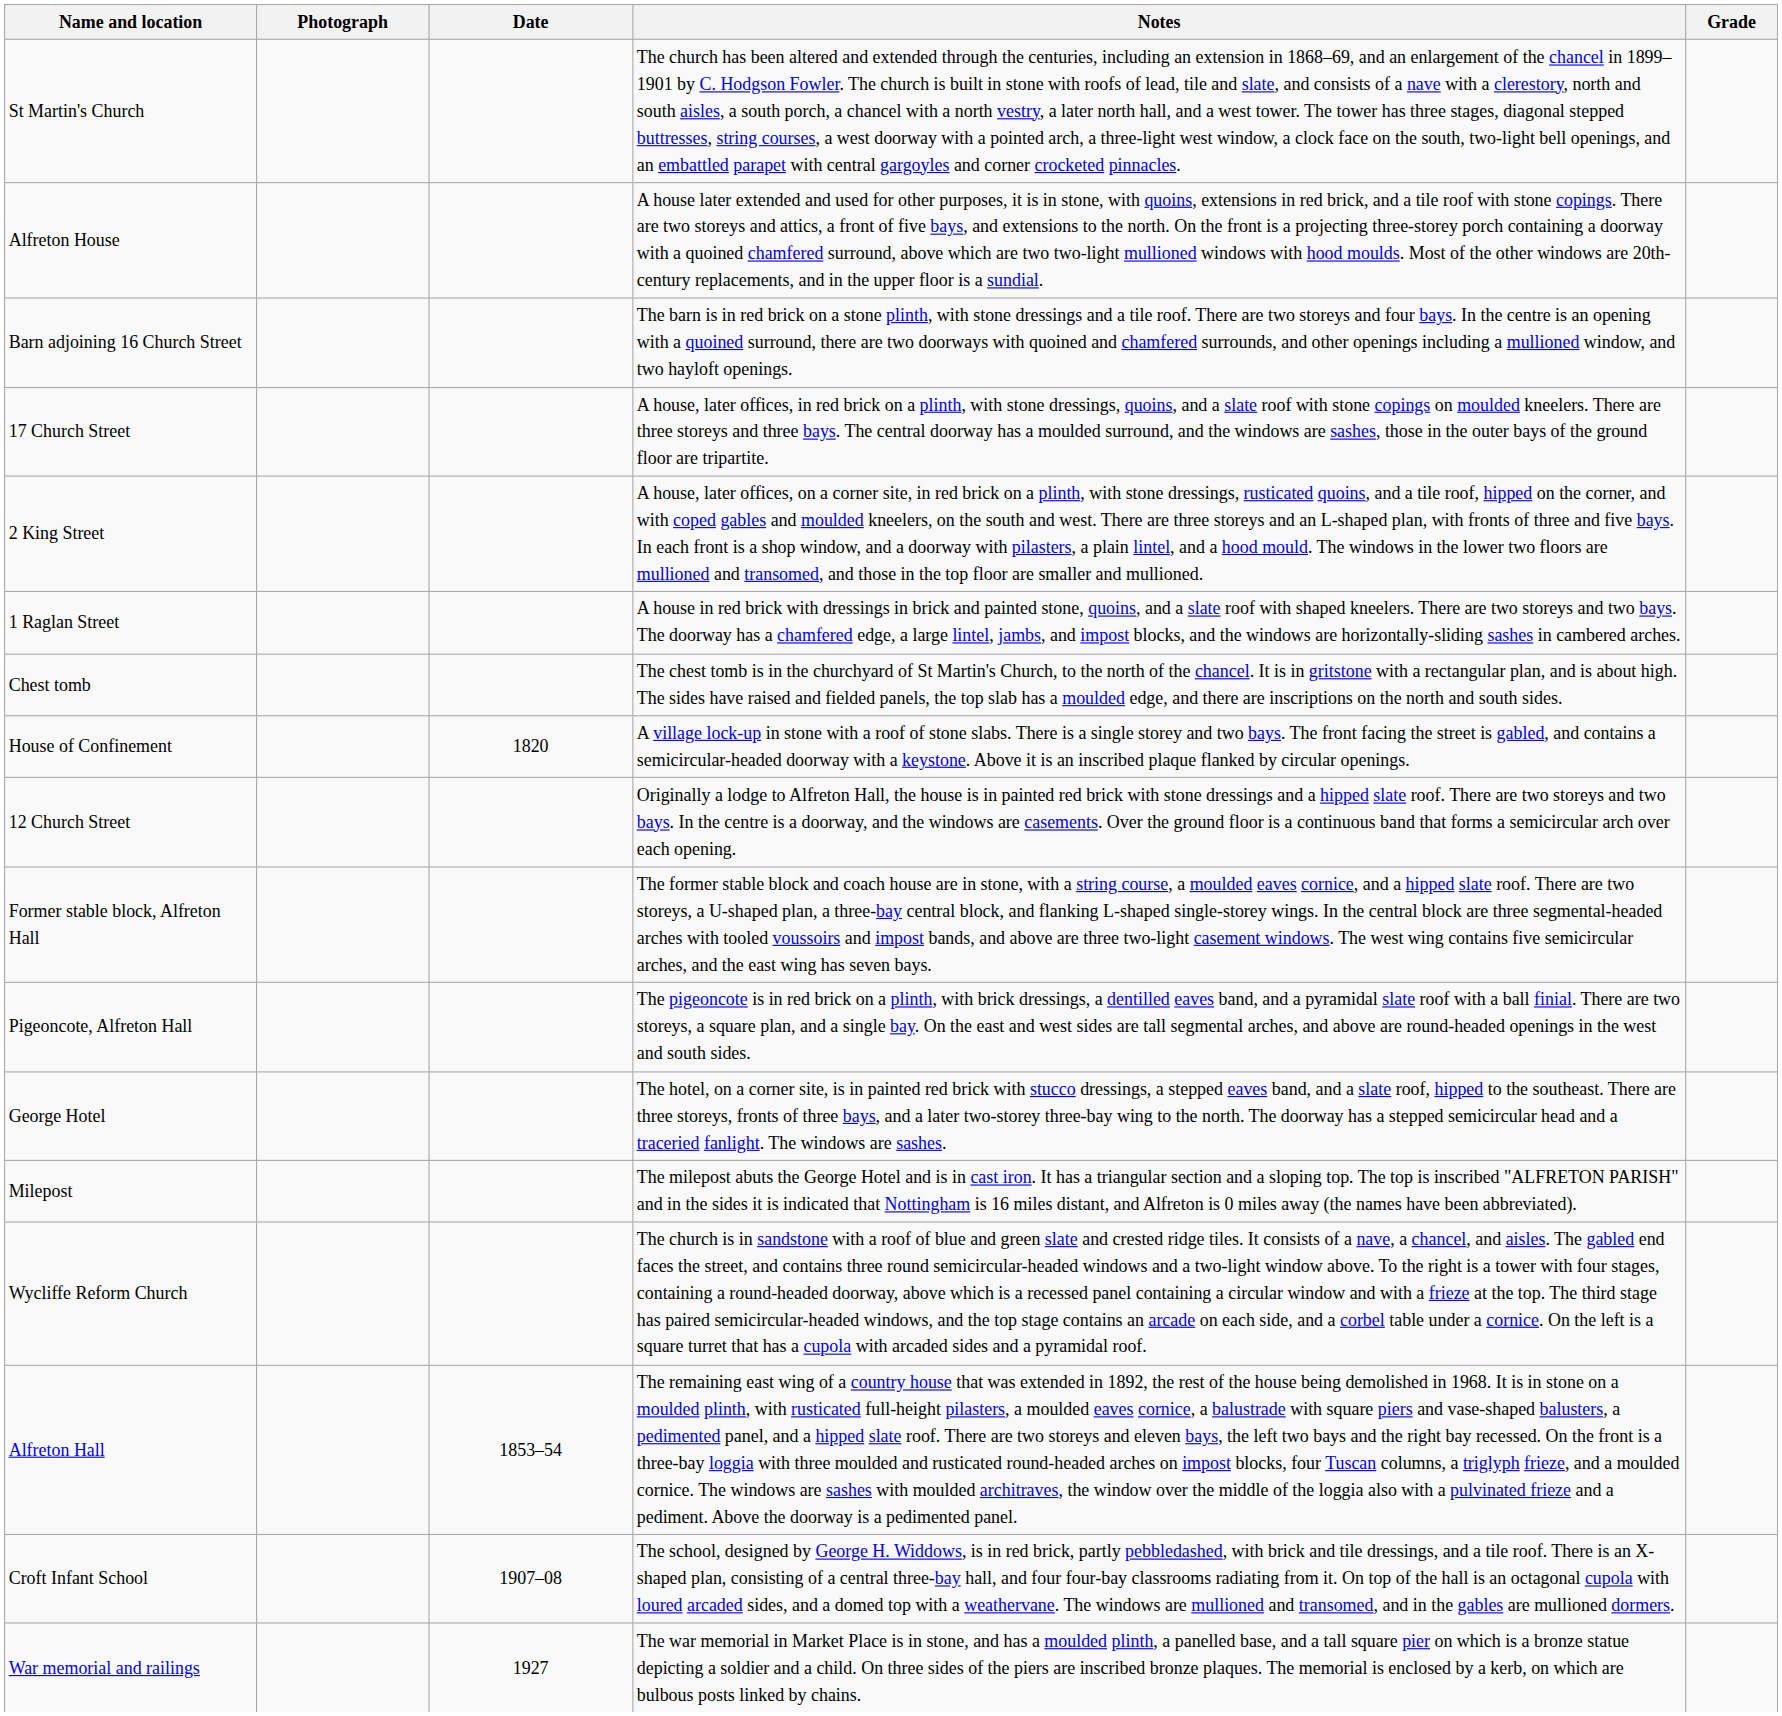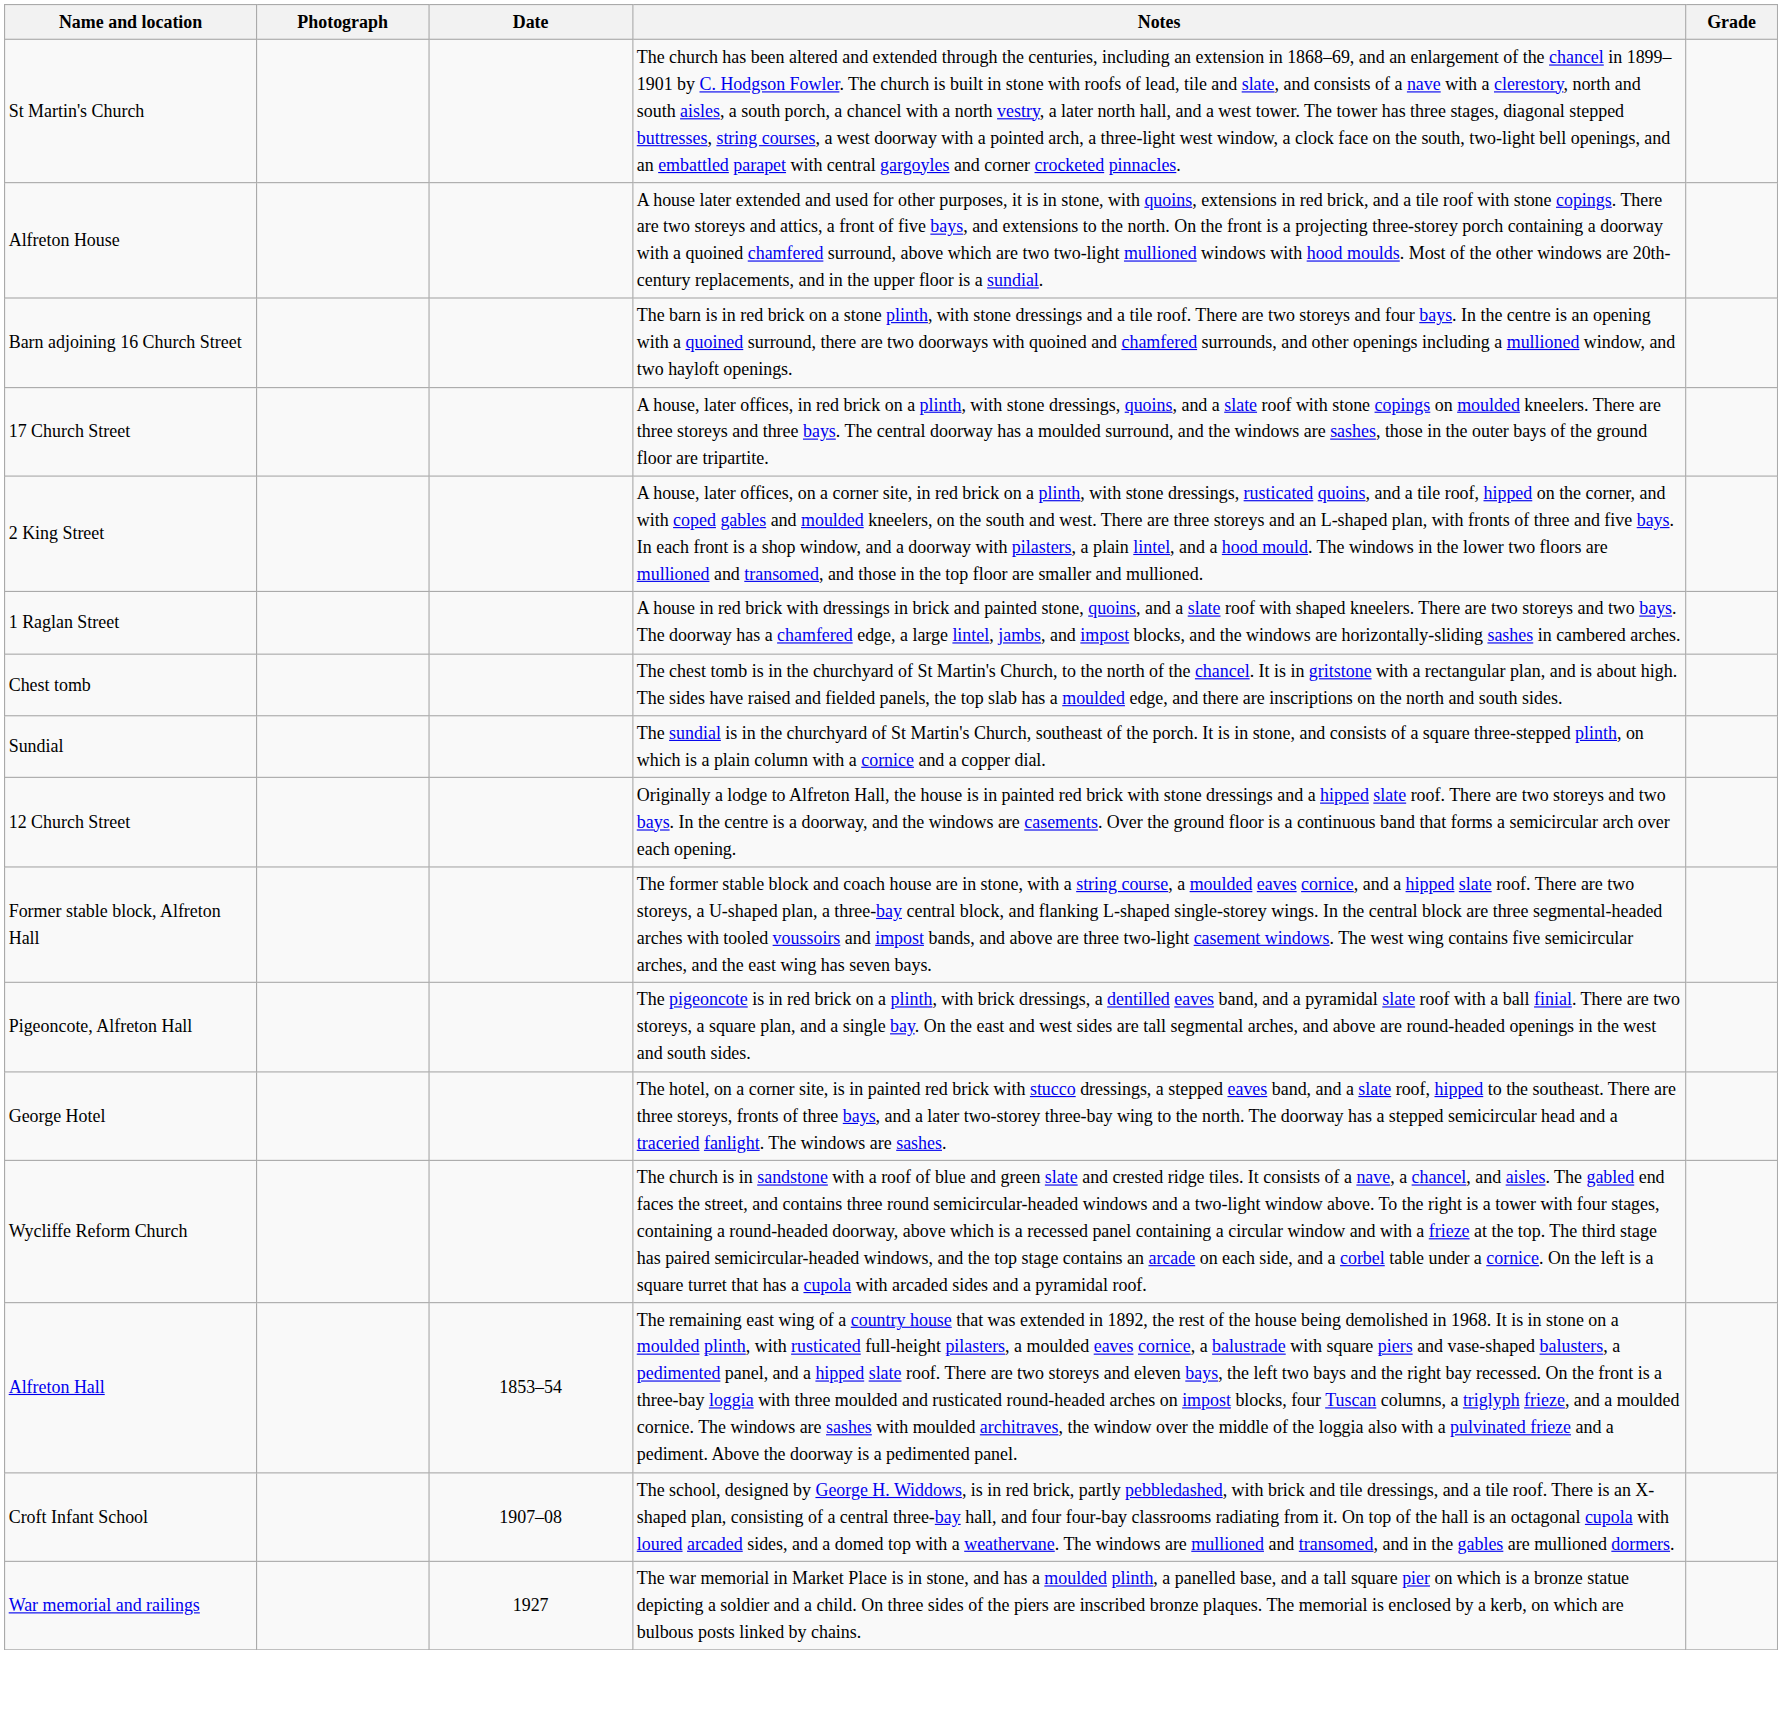+ row: (36, 746)
- row: (90, 746)
- row: (41, 1191)
